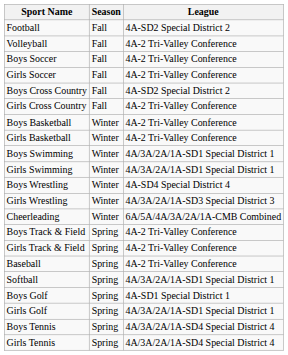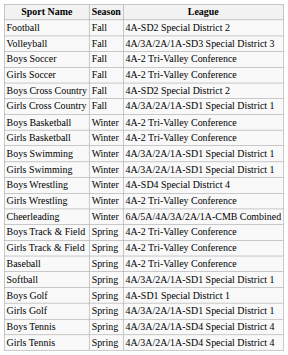(181, 43) 4A-2 Tri-Valley Conference -> (200, 43) 4A/3A/2A/1A-SD3 Special District 3
(181, 106) 4A-2 Tri-Valley Conference -> (200, 106) 4A/3A/2A/1A-SD1 Special District 1
(200, 201) 4A/3A/2A/1A-SD3 Special District 3 -> (181, 201) 4A-2 Tri-Valley Conference
